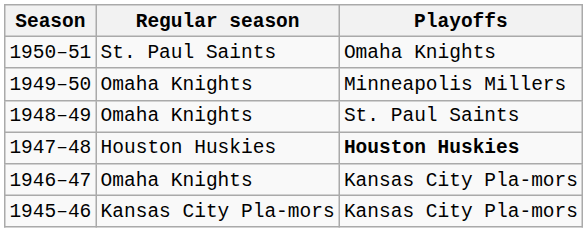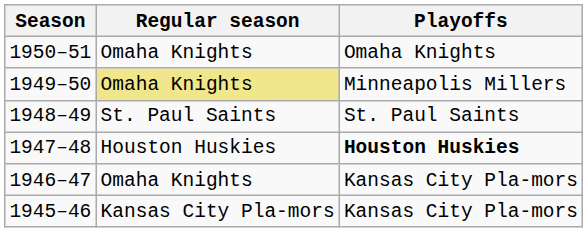(188, 52) St. Paul Saints -> (177, 52) Omaha Knights
(177, 84) no background -> (177, 84) khaki background
(177, 116) Omaha Knights -> (188, 116) St. Paul Saints
